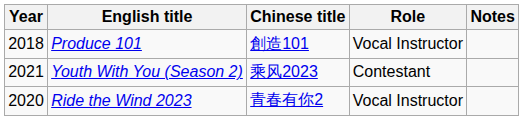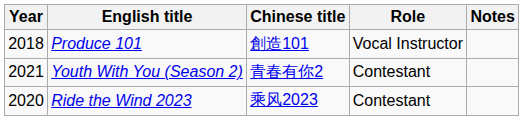(284, 71) 乘风2023 -> (287, 71) 青春有你2
(287, 100) 青春有你2 -> (284, 100) 乘风2023
(408, 100) Vocal Instructor -> (391, 100) Contestant
